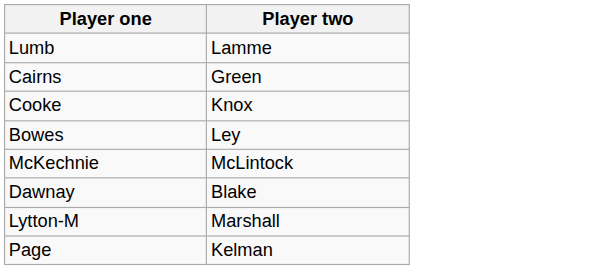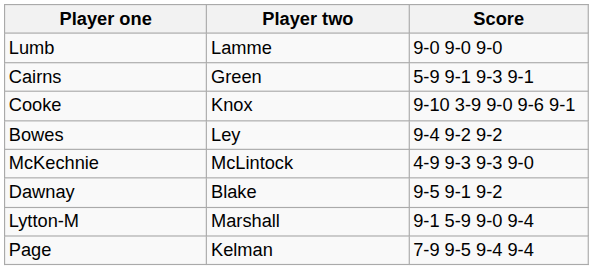+ column: (499, 18)
